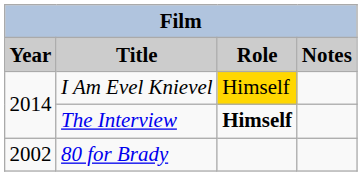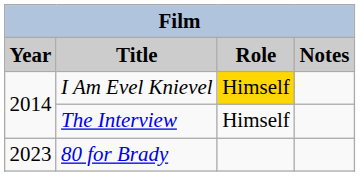(257, 120) bold -> (256, 120) normal
(30, 154) 2002 -> (30, 154) 2023
